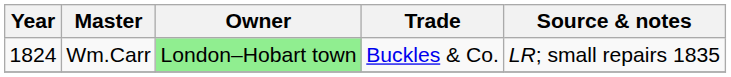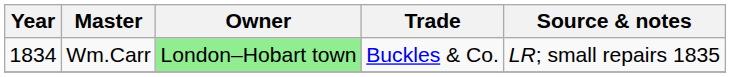(33, 54) 1824 -> (33, 54) 1834
